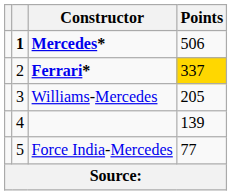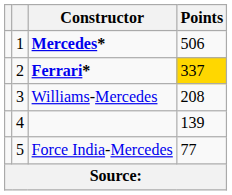(20, 43) bold -> (20, 43) normal
(192, 96) 205 -> (192, 96) 208
